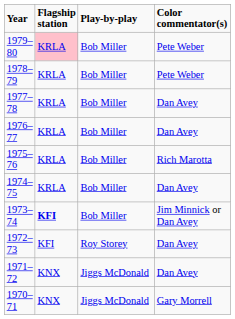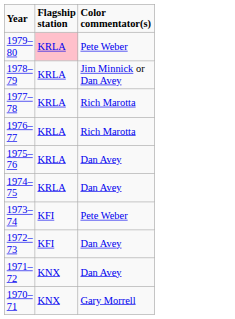- column: (109, 18)
(180, 74) Pete Weber -> (113, 74) Jim Minnick or Dan Avey
(177, 103) Dan Avey -> (108, 103) Rich Marotta
(177, 131) Dan Avey -> (108, 131) Rich Marotta
(184, 159) Rich Marotta -> (101, 159) Dan Avey
(47, 215) bold -> (46, 215) normal
(189, 215) Jim Minnick or Dan Avey -> (104, 215) Pete Weber
